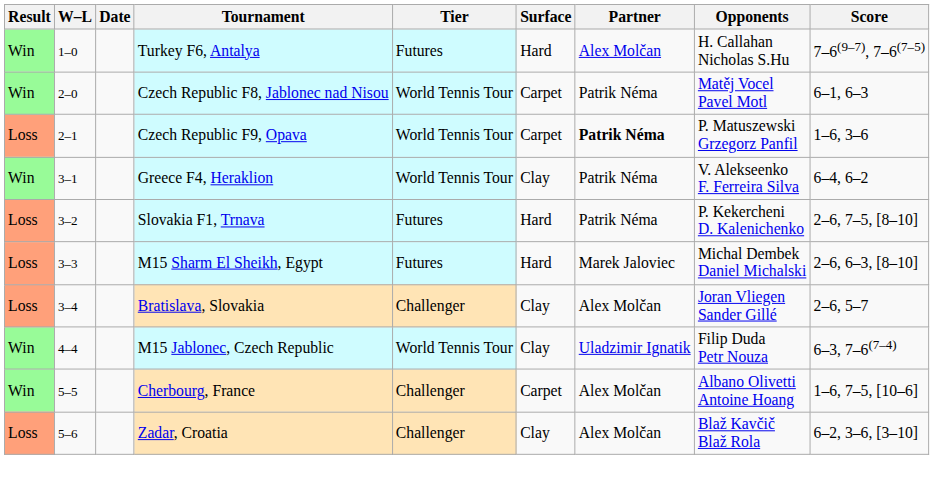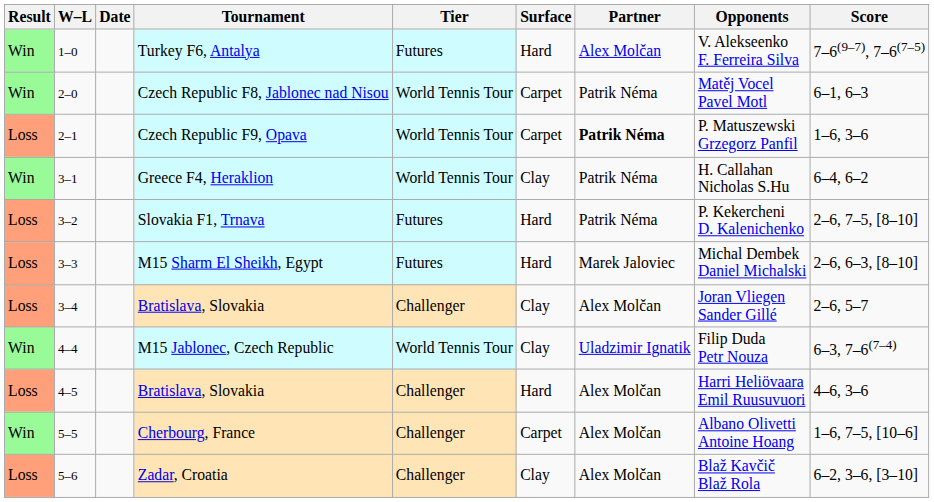(744, 50) H. Callahan Nicholas S.Hu -> (748, 50) V. Alekseenko F. Ferreira Silva
(748, 178) V. Alekseenko F. Ferreira Silva -> (744, 178) H. Callahan Nicholas S.Hu
+ row: (68, 391)
